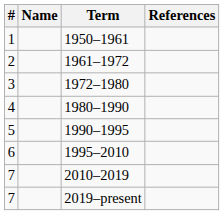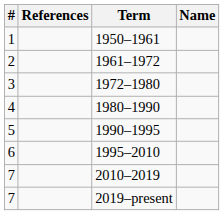columns swapped: (40, 15) <-> (182, 15)
